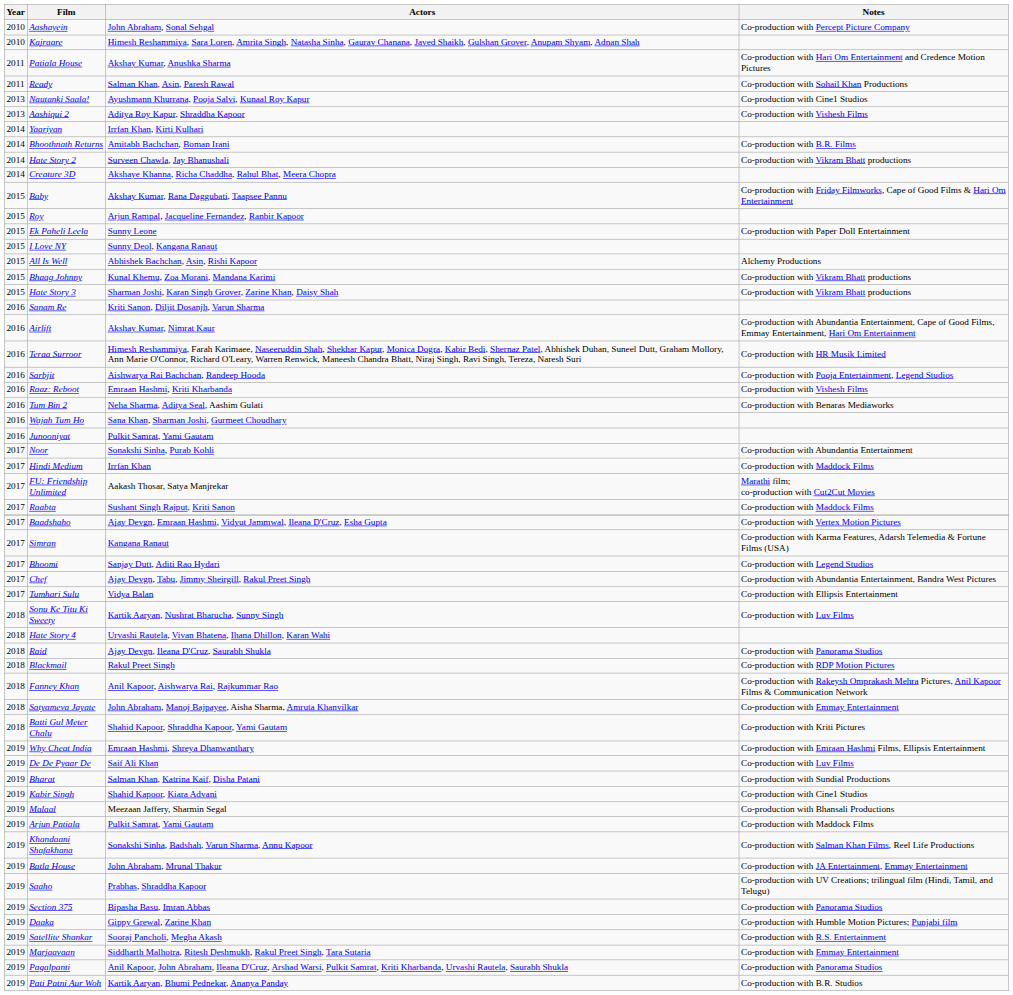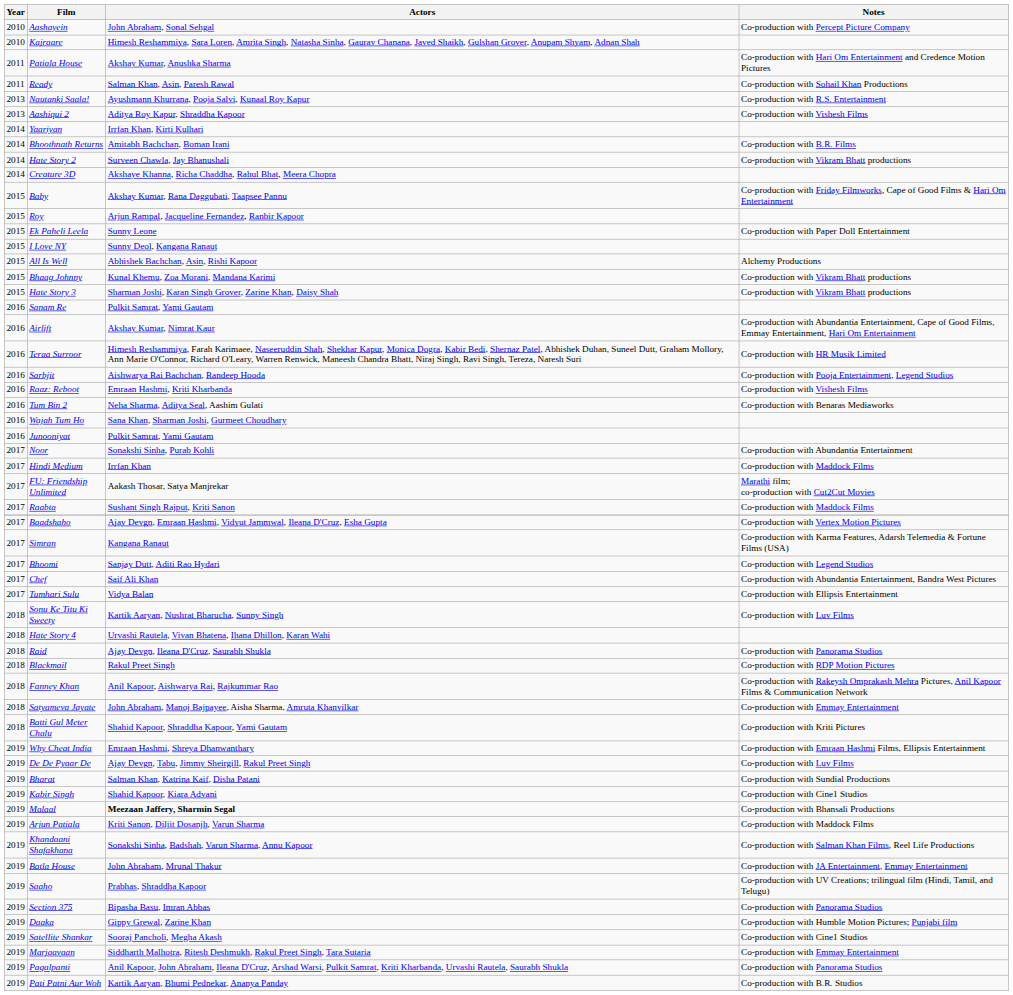(804, 99) Co-production with Cine1 Studios -> (814, 99) Co-production with R.S. Entertainment
(186, 307) Kriti Sanon, Diljit Dosanjh, Varun Sharma -> (161, 307) Pulkit Samrat, Yami Gautam
(209, 579) Ajay Devgn, Tabu, Jimmy Sheirgill, Rakul Preet Singh -> (133, 579) Saif Ali Khan
(133, 764) Saif Ali Khan -> (209, 764) Ajay Devgn, Tabu, Jimmy Sheirgill, Rakul Preet Singh
(167, 809) normal -> (171, 809) bold
(161, 824) Pulkit Samrat, Yami Gautam -> (186, 824) Kriti Sanon, Diljit Dosanjh, Varun Sharma
(814, 937) Co-production with R.S. Entertainment -> (804, 937) Co-production with Cine1 Studios
